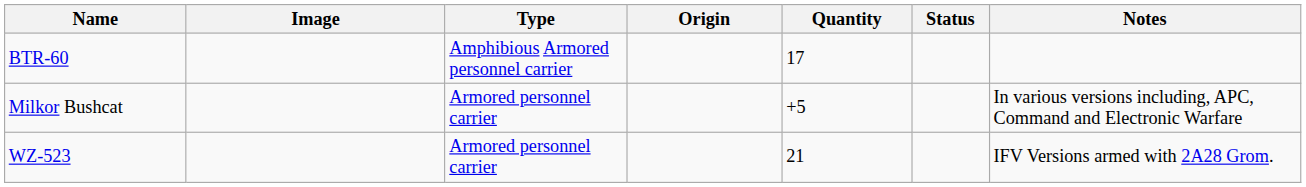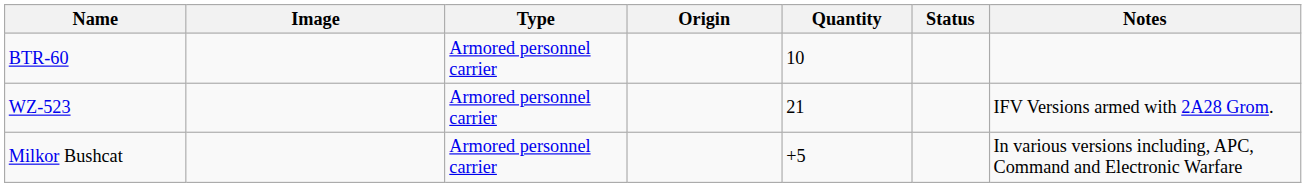(529, 58) Amphibious Armored personnel carrier -> (520, 58) Armored personnel carrier
(795, 58) 17 -> (795, 58) 10
rows swapped: (40, 157) <-> (66, 107)
